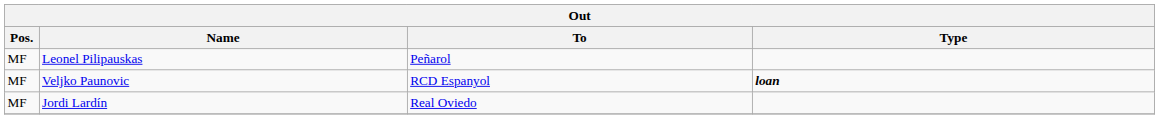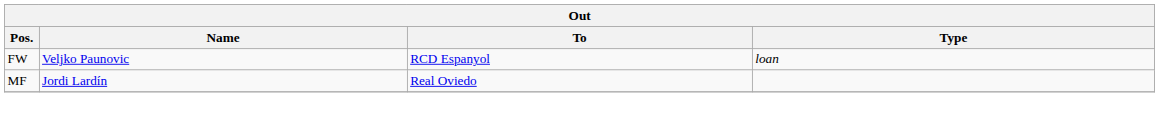- row: (92, 59)
(17, 81) MF -> (17, 59) FW
(767, 81) bold -> (767, 59) normal
